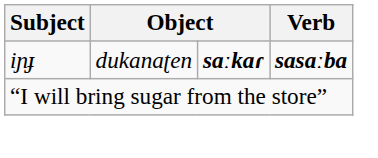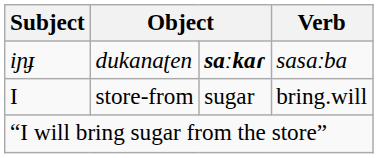(311, 59) bold -> (312, 59) normal
+ row: (14, 96)
